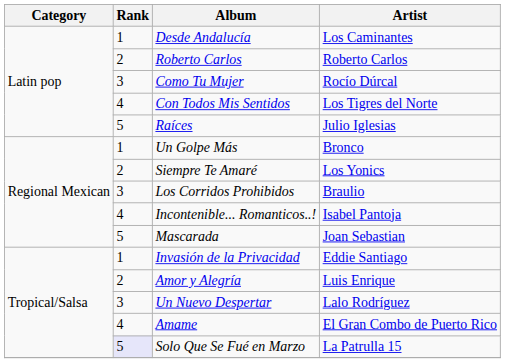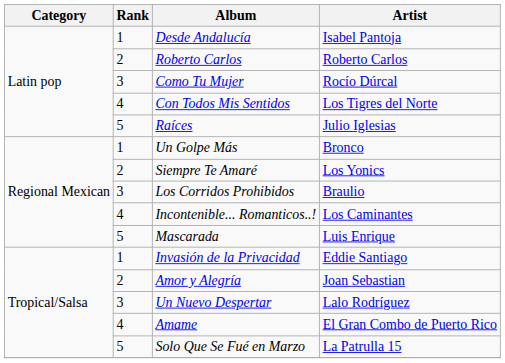(368, 37) Los Caminantes -> (362, 37) Isabel Pantoja
(362, 214) Isabel Pantoja -> (368, 214) Los Caminantes
(364, 236) Joan Sebastian -> (359, 236) Luis Enrique
(359, 280) Luis Enrique -> (364, 280) Joan Sebastian
(120, 346) lavender background -> (120, 346) no background
